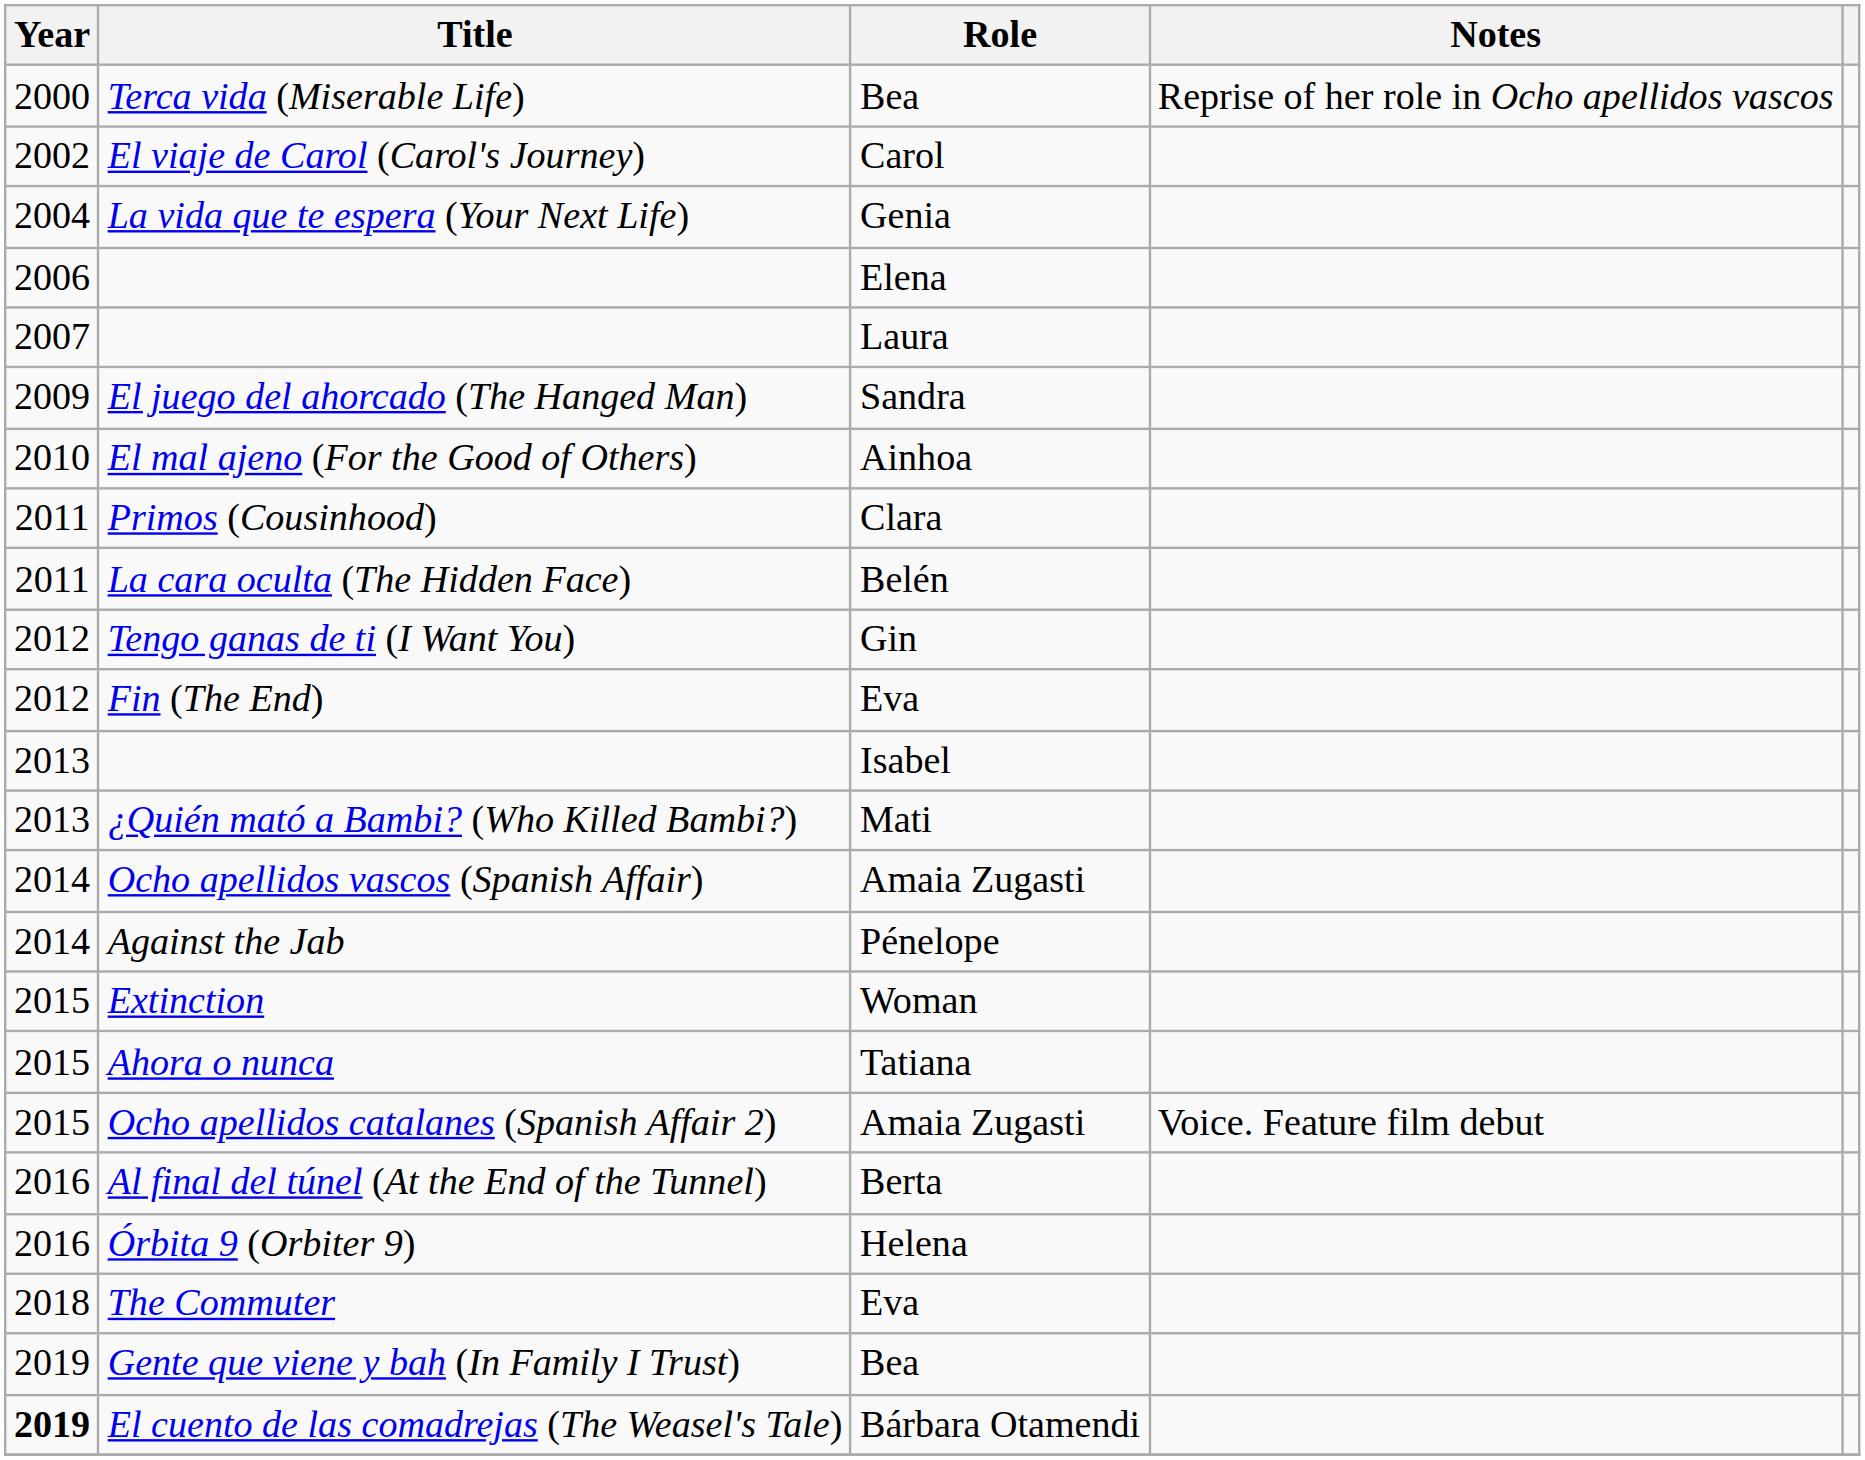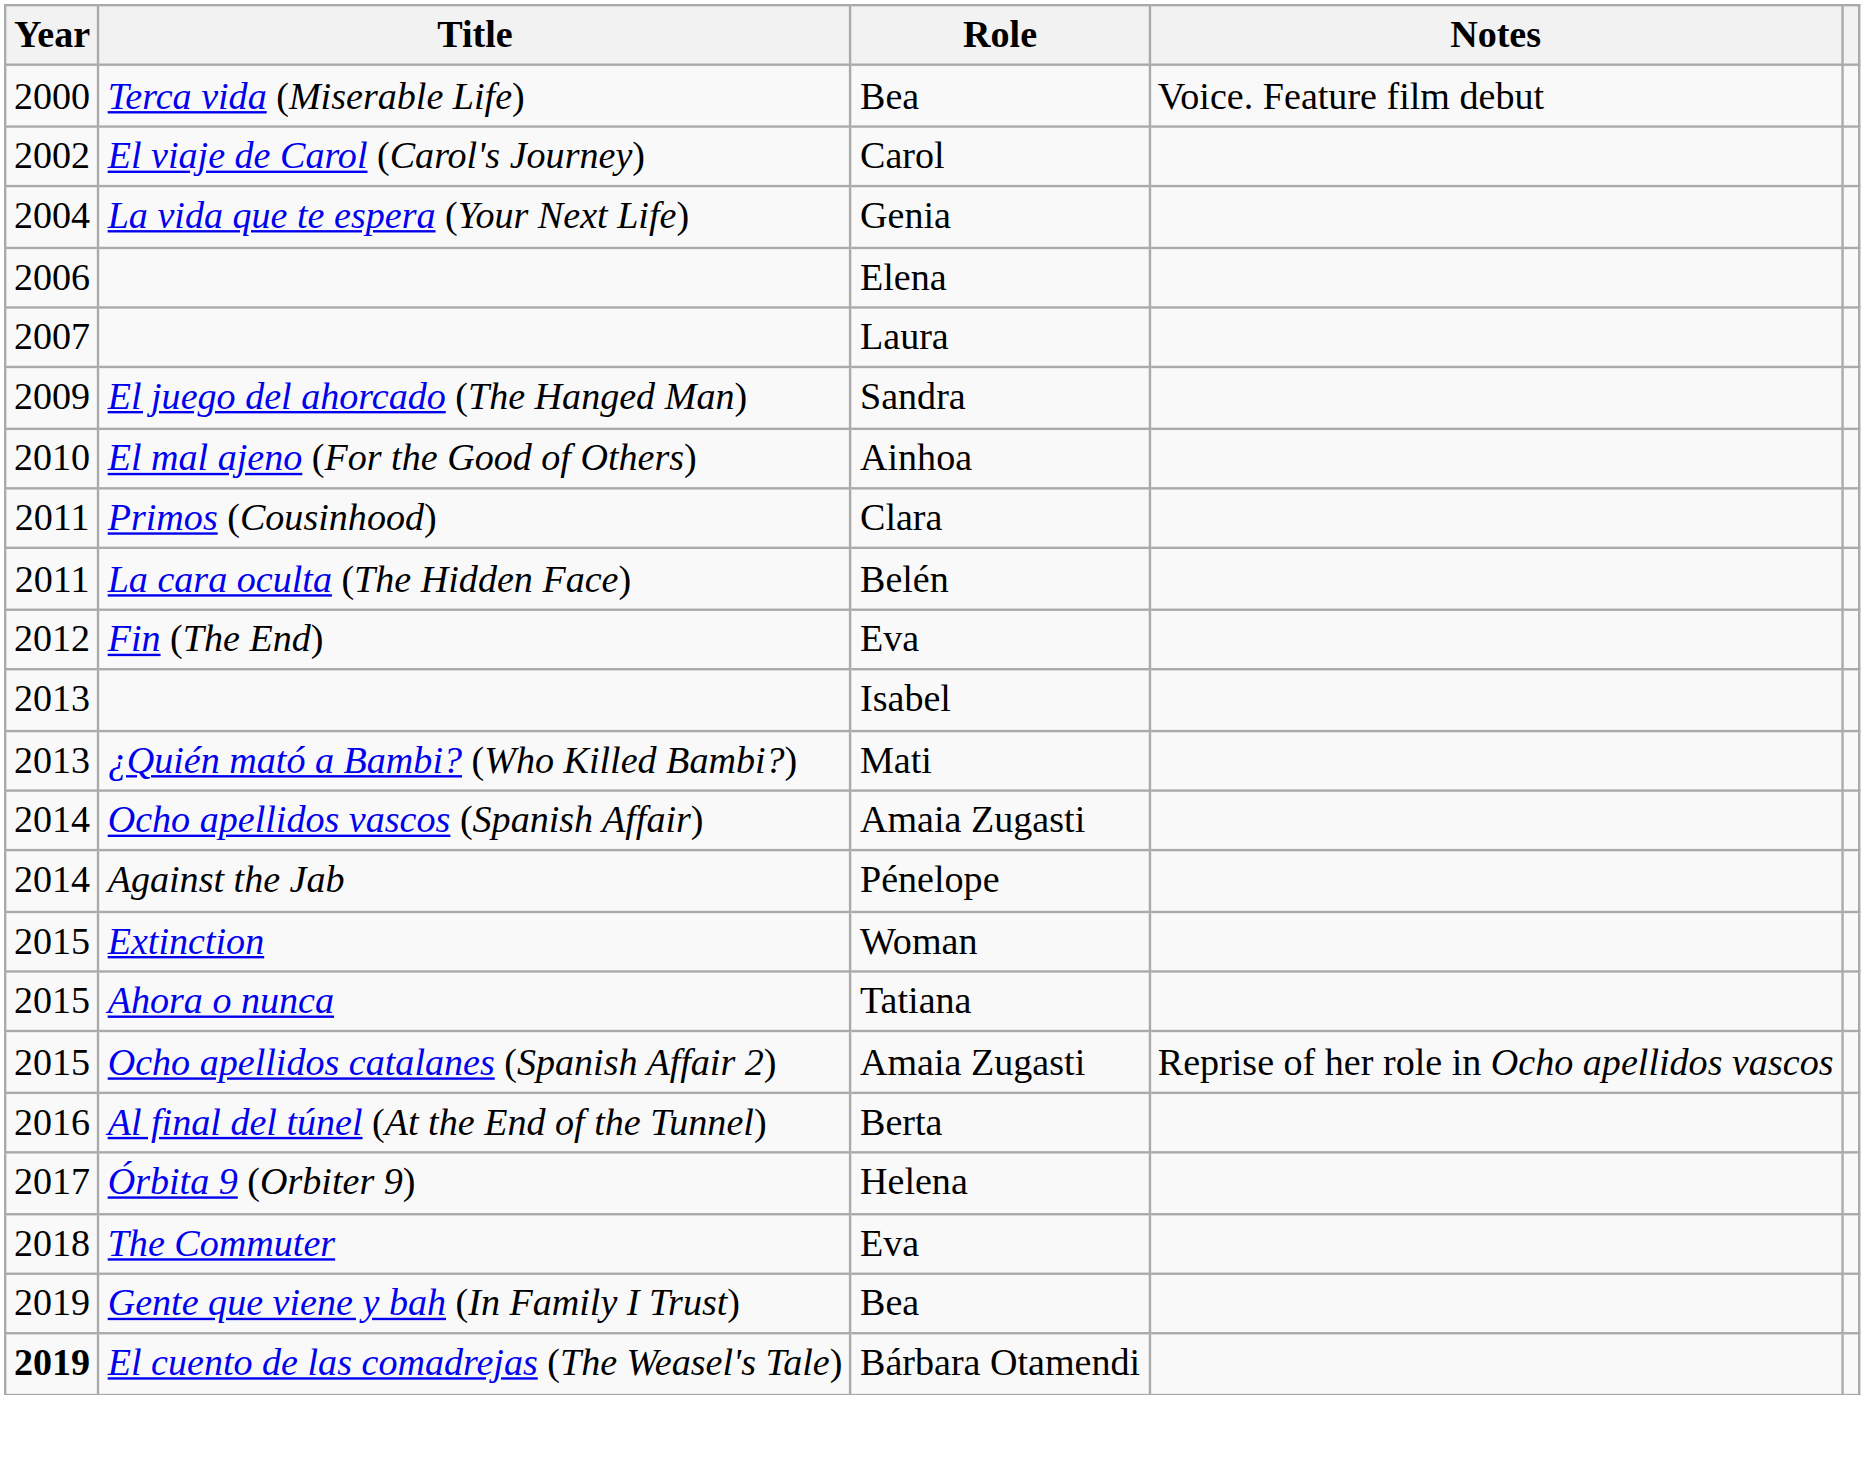(1496, 95) Reprise of her role in Ocho apellidos vascos -> (1351, 95) Voice. Feature film debut
- row: (341, 638)
(1351, 1121) Voice. Feature film debut -> (1496, 1061) Reprise of her role in Ocho apellidos vascos
(52, 1242) 2016 -> (52, 1182) 2017
